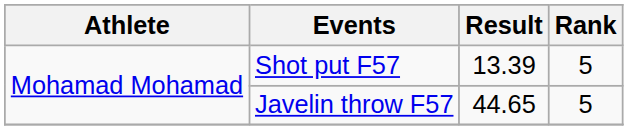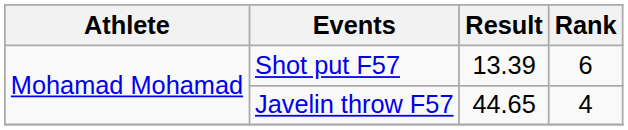(586, 65) 5 -> (586, 65) 6
(586, 105) 5 -> (586, 105) 4
